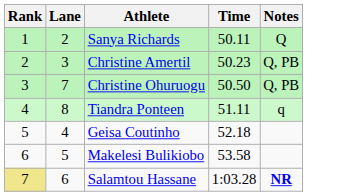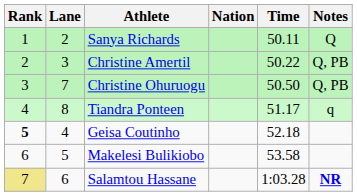+ column: (233, 16)
(234, 62) 50.23 -> (283, 62) 50.22
(234, 109) 51.11 -> (283, 109) 51.17
(25, 132) normal -> (25, 132) bold
